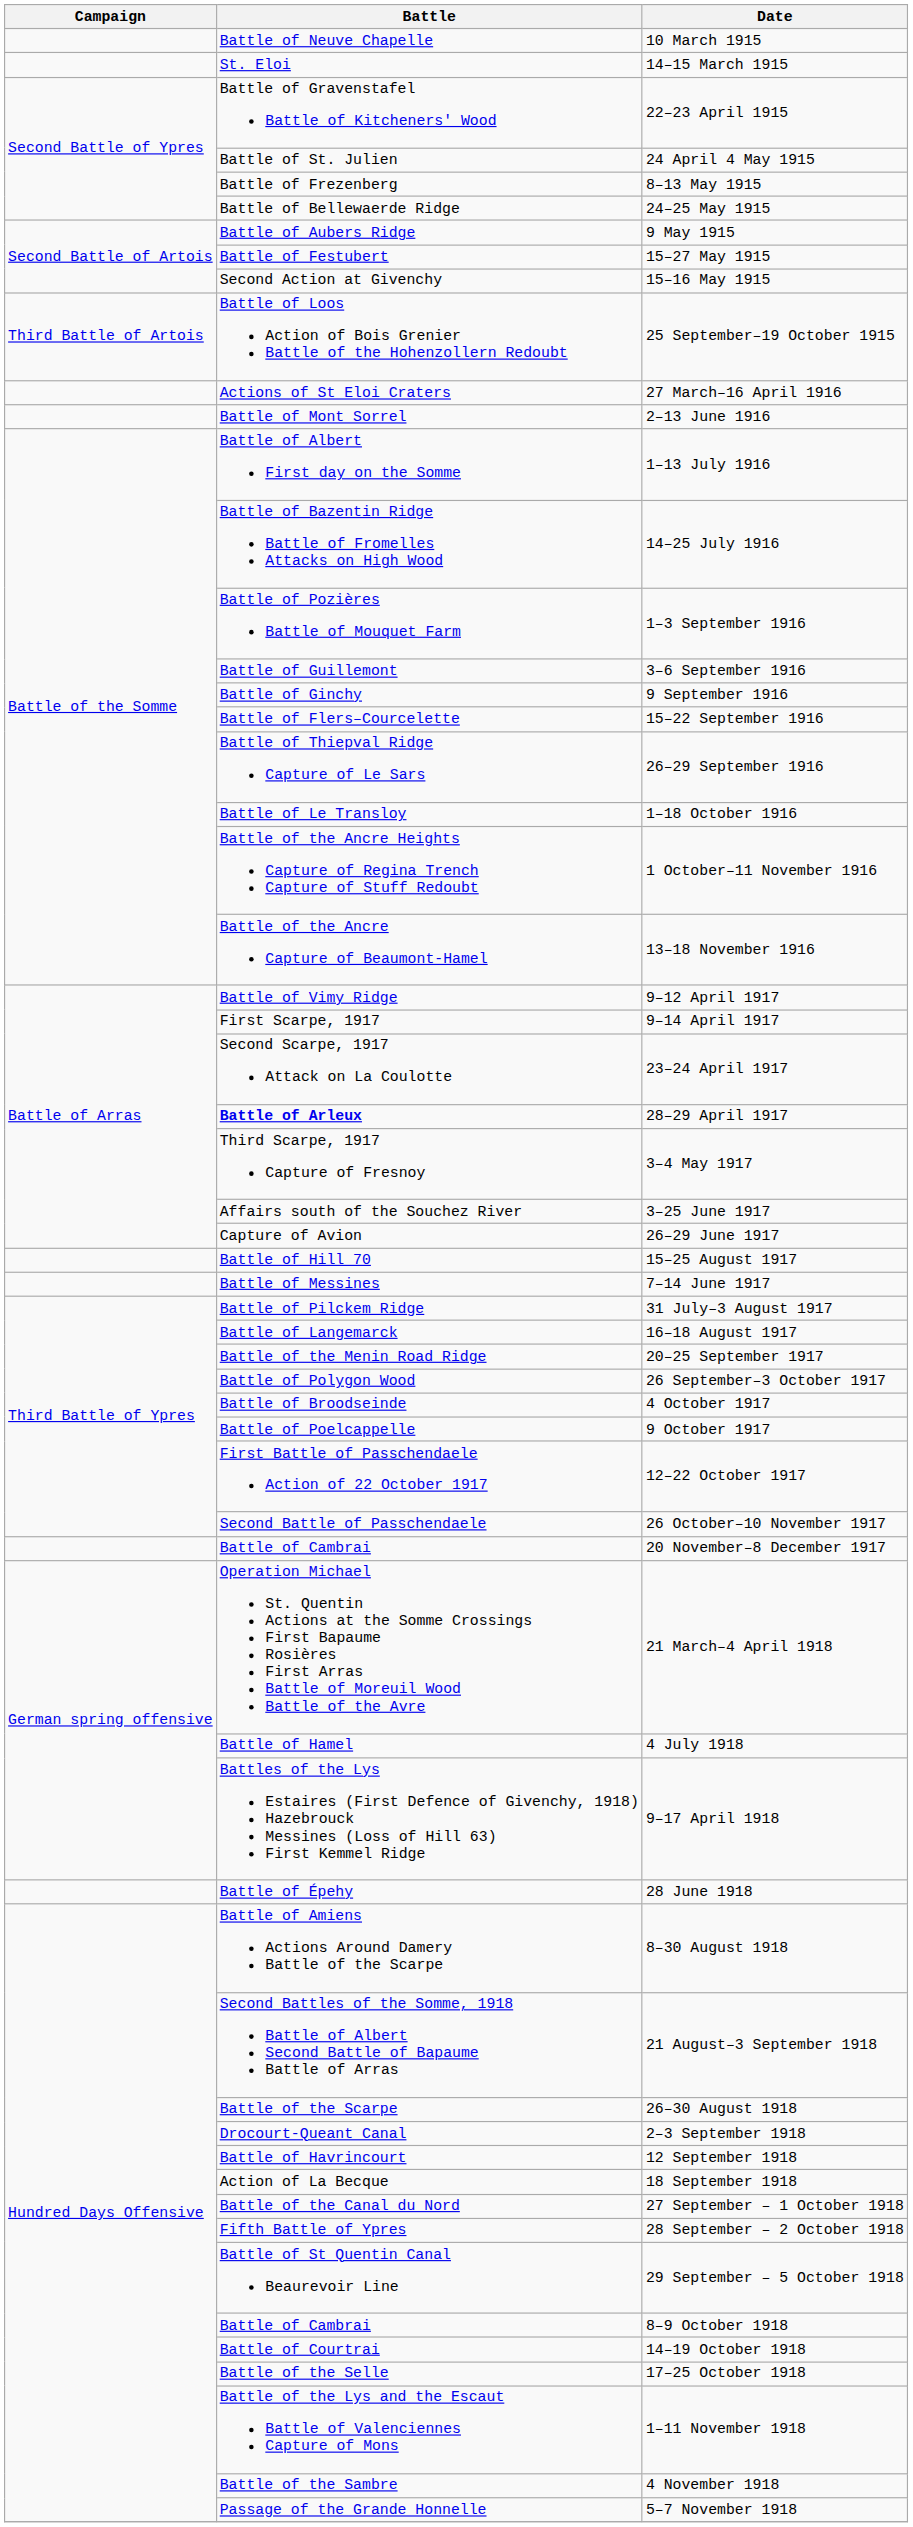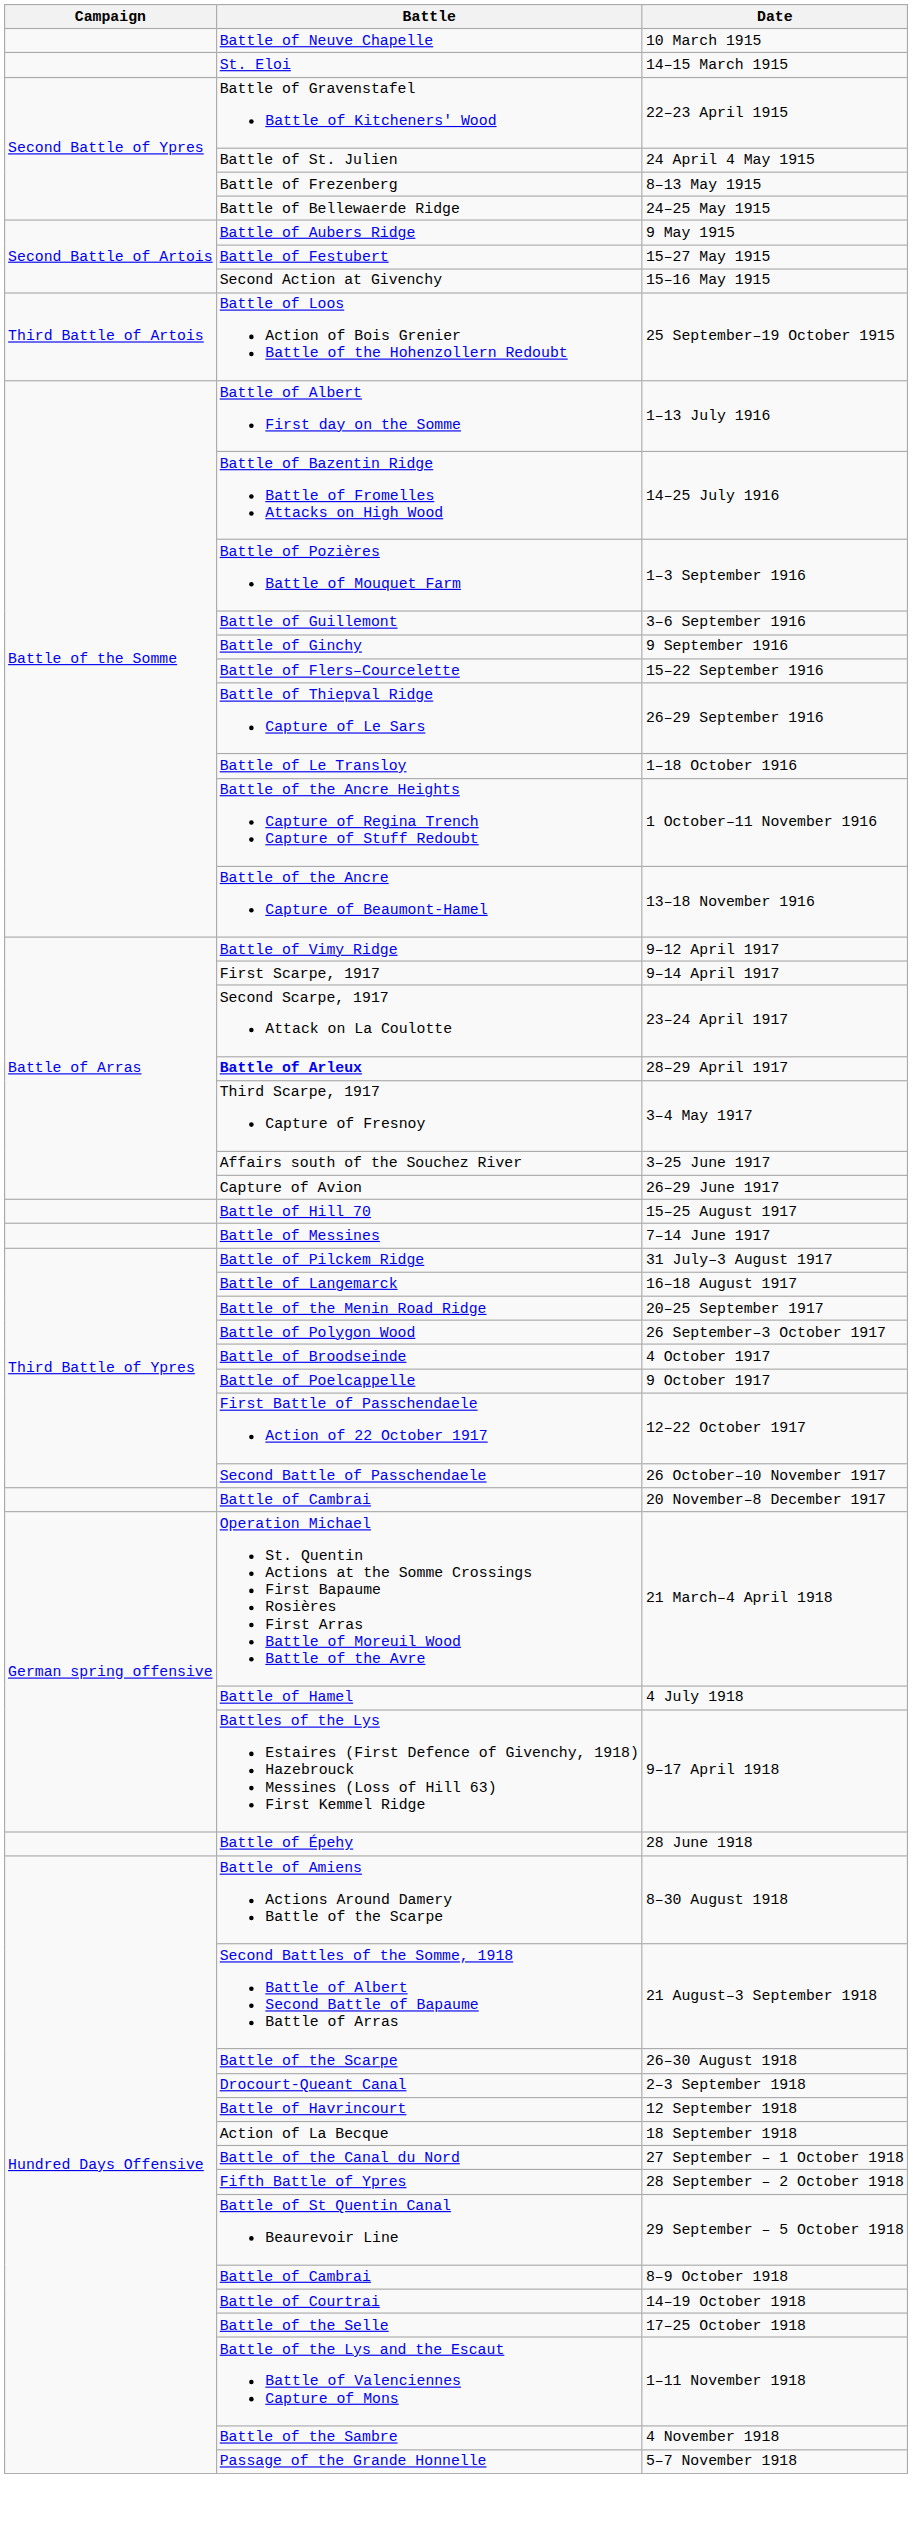- row: (744, 393)
- row: (708, 417)
